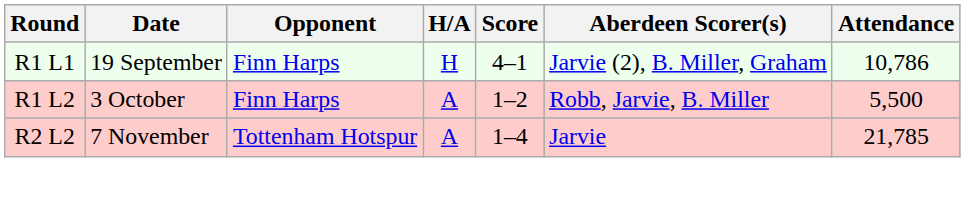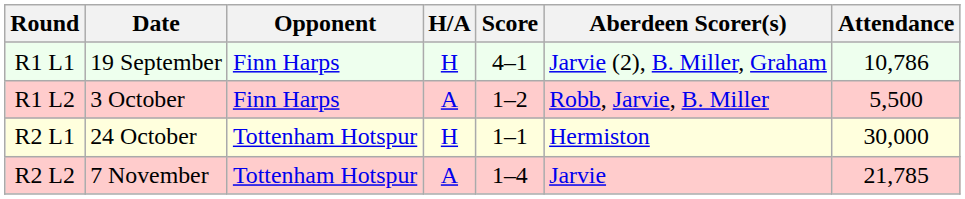+ row: (45, 136)
